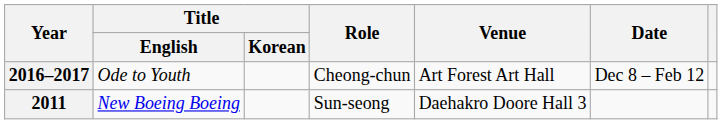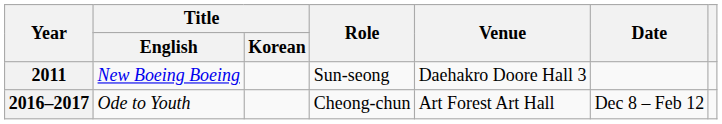rows swapped: (49, 103) <-> (49, 75)
